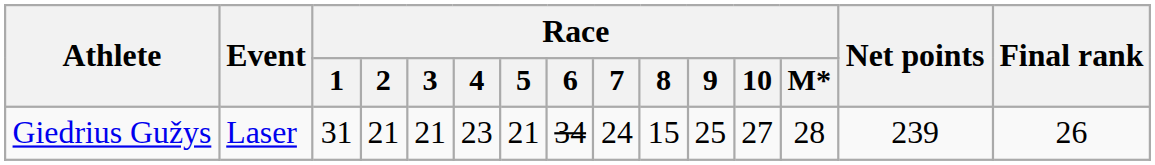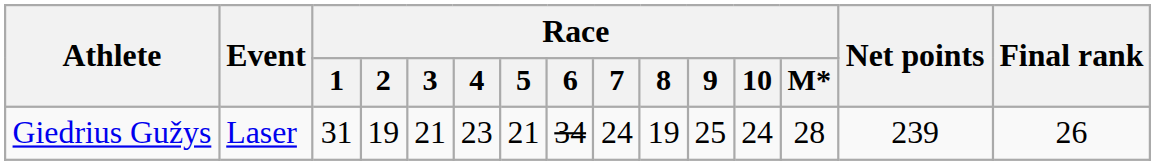(383, 133) 21 -> (383, 133) 19
(664, 133) 15 -> (664, 133) 19
(757, 133) 27 -> (757, 133) 24
